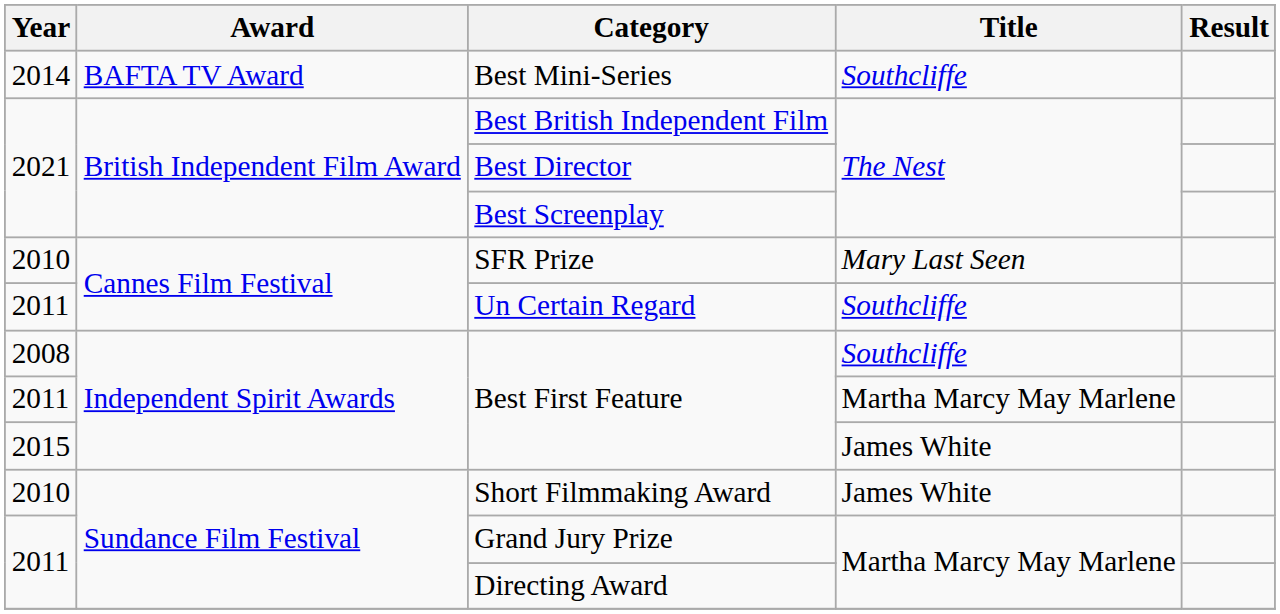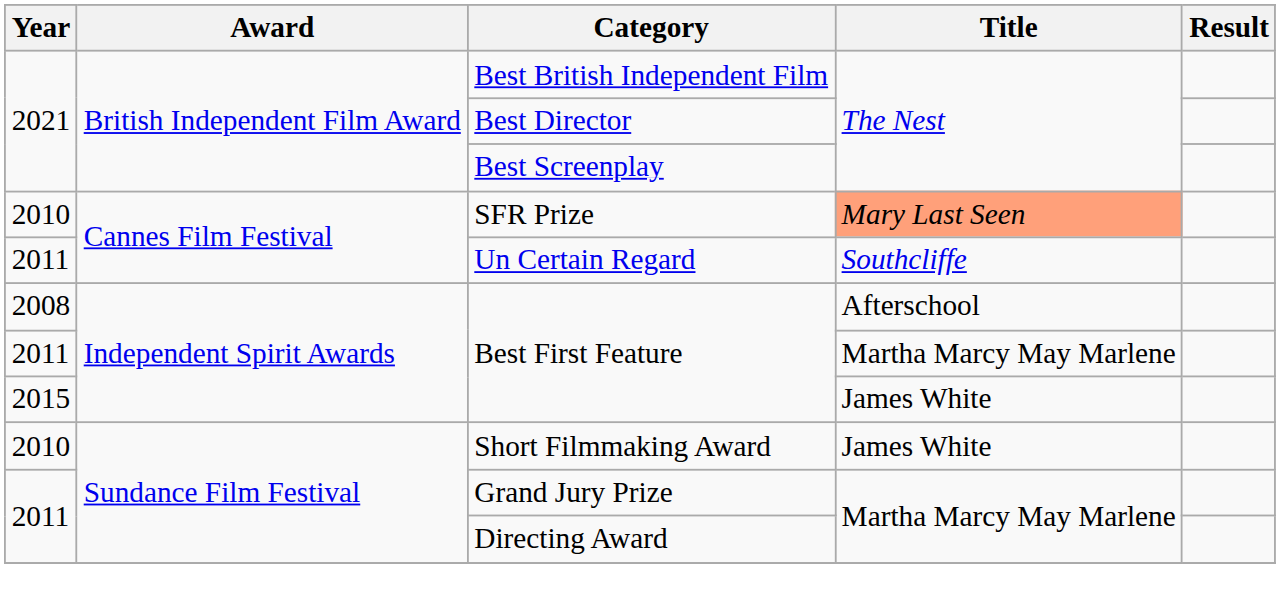- row: (41, 74)
(933, 259) no background -> (933, 213) lightsalmon background
(904, 352) Southcliffe -> (911, 306) Afterschool
